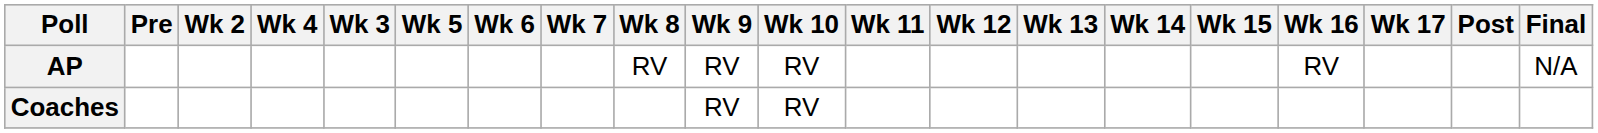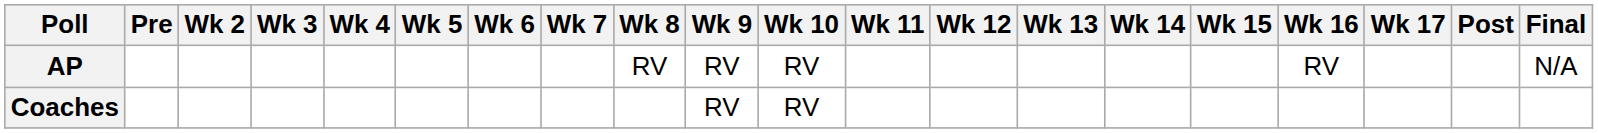columns swapped: (360, 25) <-> (287, 25)
